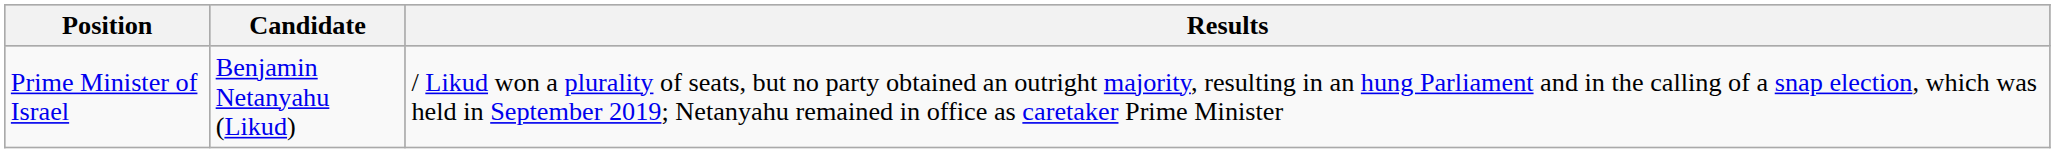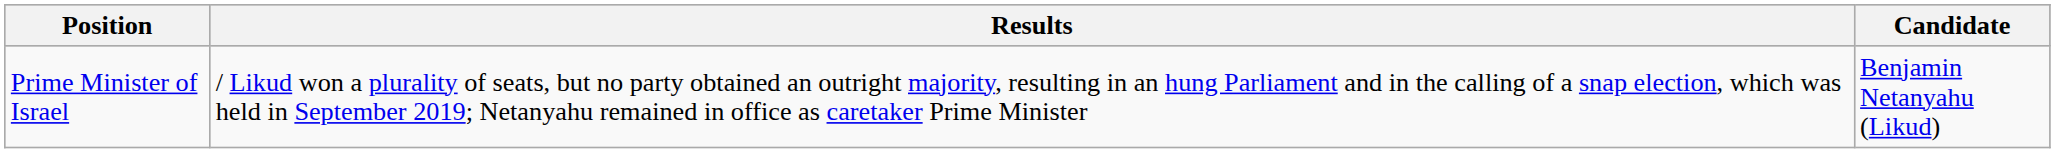columns swapped: (308, 25) <-> (1228, 25)
